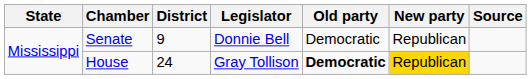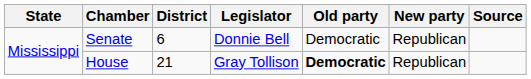(160, 39) 9 -> (160, 39) 6
(165, 62) 24 -> (165, 62) 21
(429, 62) gold background -> (429, 62) no background
